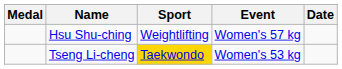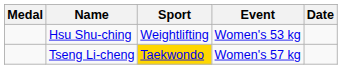(258, 35) Women's 57 kg -> (258, 35) Women's 53 kg
(258, 55) Women's 53 kg -> (258, 55) Women's 57 kg
